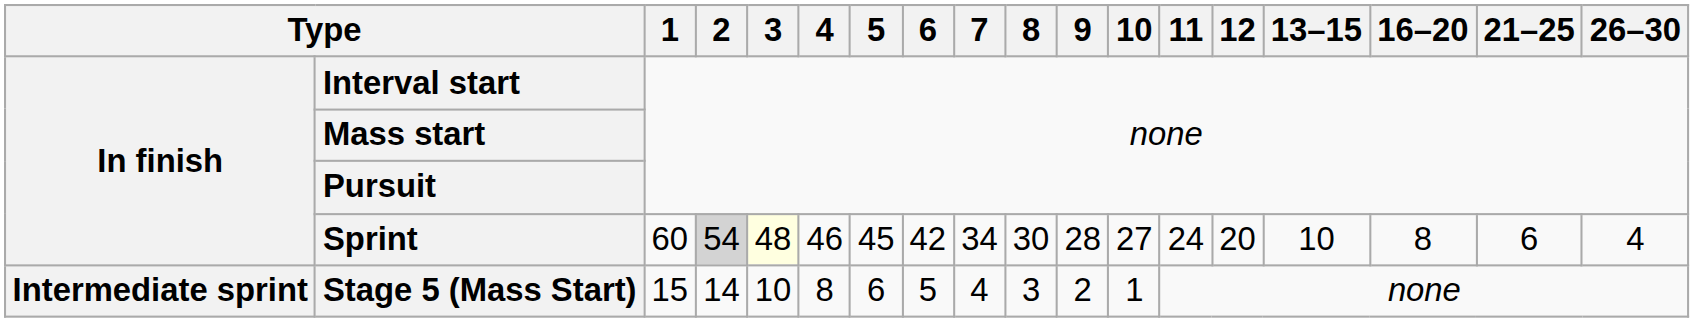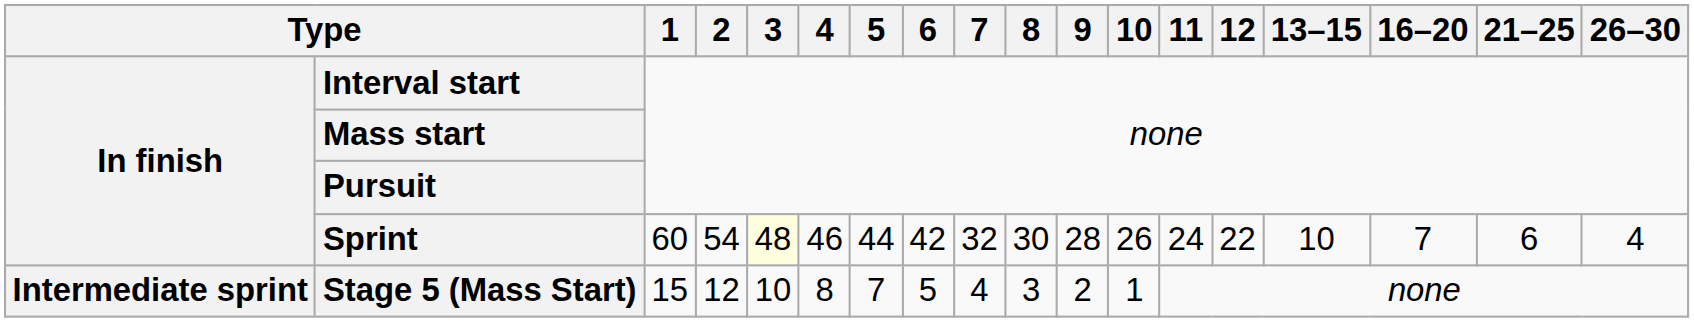(721, 238) lightgrey background -> (721, 238) no background
(876, 238) 45 -> (876, 238) 44
(979, 238) 34 -> (979, 238) 32
(1134, 238) 27 -> (1134, 238) 26
(1237, 238) 20 -> (1237, 238) 22
(1423, 238) 8 -> (1423, 238) 7
(721, 290) 14 -> (721, 290) 12
(876, 290) 6 -> (876, 290) 7
